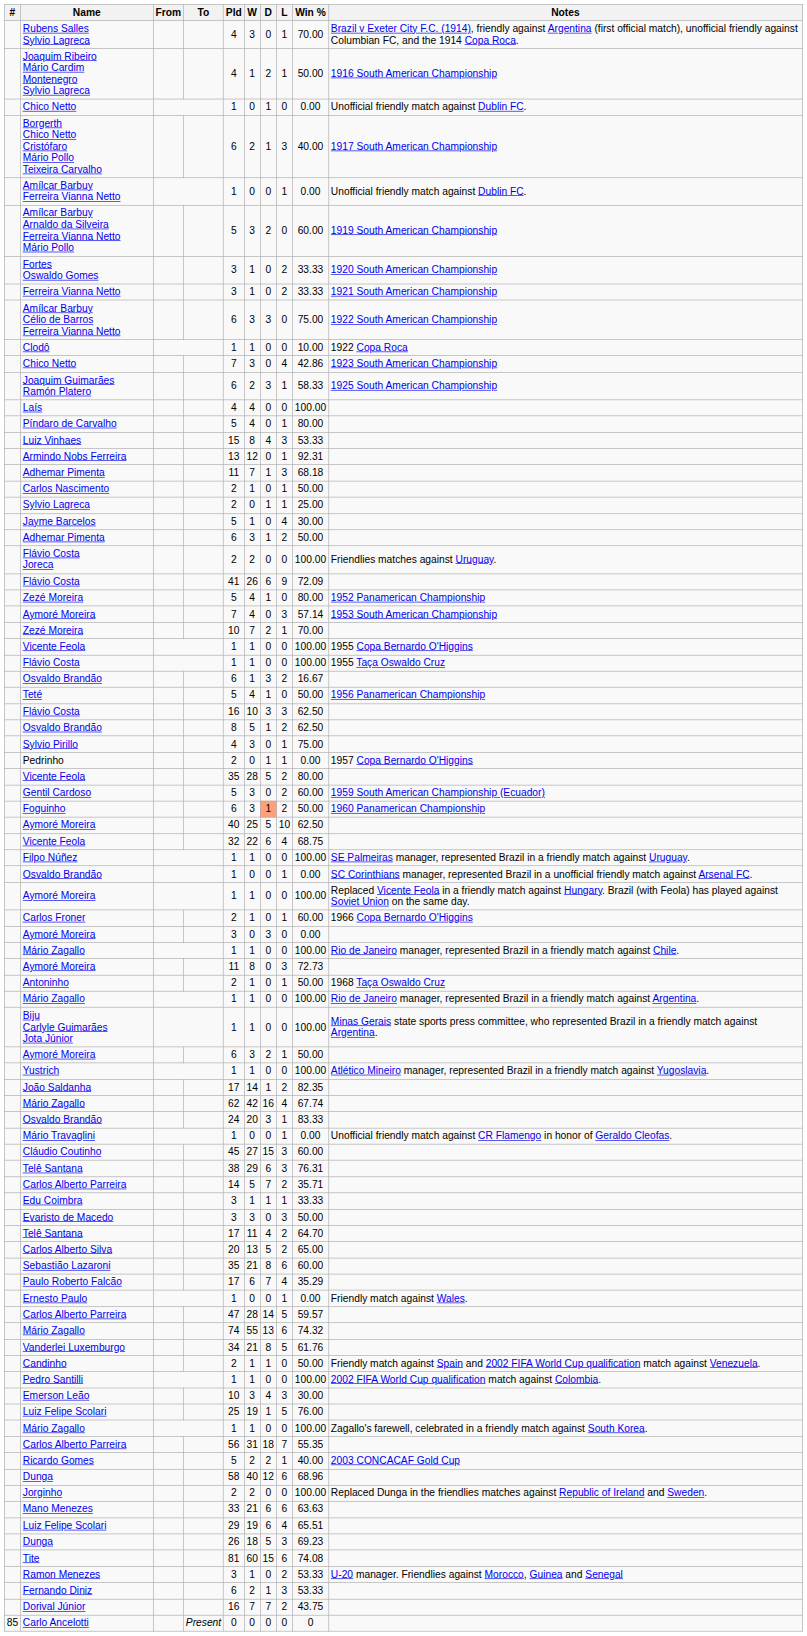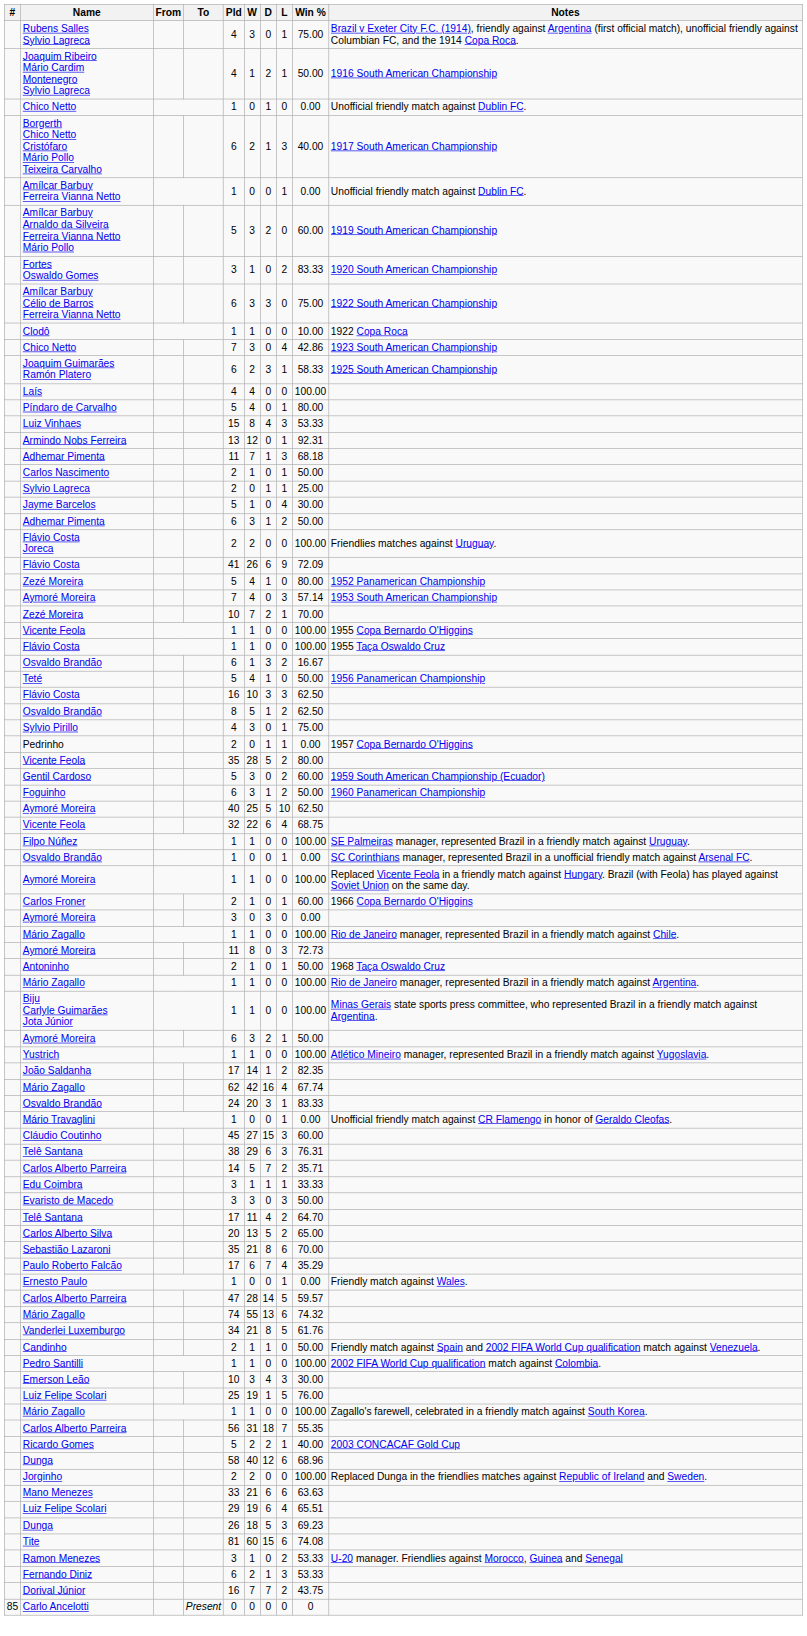(310, 34) 70.00 -> (310, 34) 75.00
(310, 270) 33.33 -> (310, 270) 83.33
- row: (12, 292)
(268, 809) lightsalmon background -> (268, 793) no background
(310, 1266) 60.00 -> (310, 1249) 70.00
